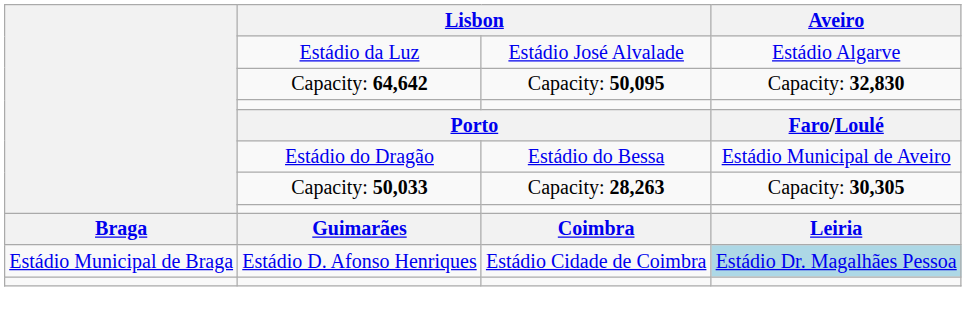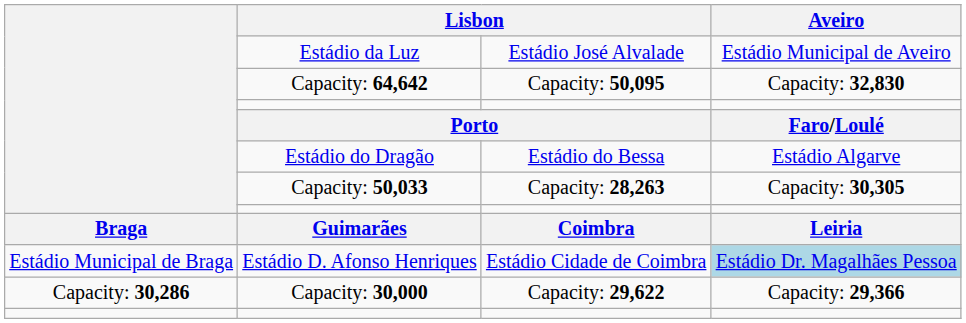(836, 52) Estádio Algarve -> (836, 52) Estádio Municipal de Aveiro
(836, 156) Estádio Municipal de Aveiro -> (836, 156) Estádio Algarve
+ row: (359, 292)
